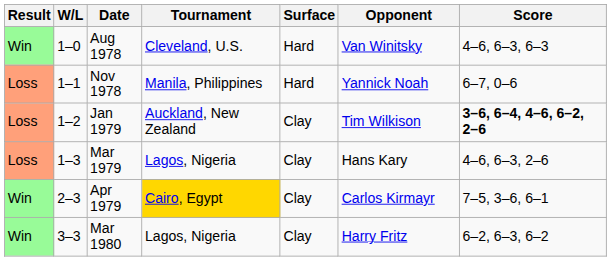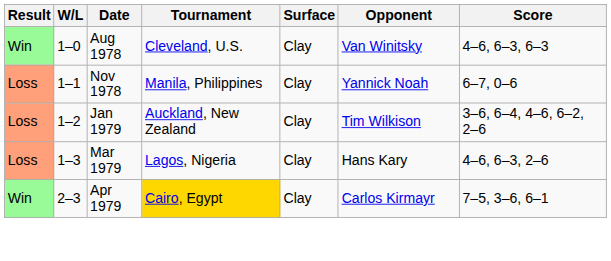(299, 45) Hard -> (298, 45) Clay
(299, 84) Hard -> (298, 84) Clay
(523, 122) bold -> (523, 122) normal
- row: (106, 236)
